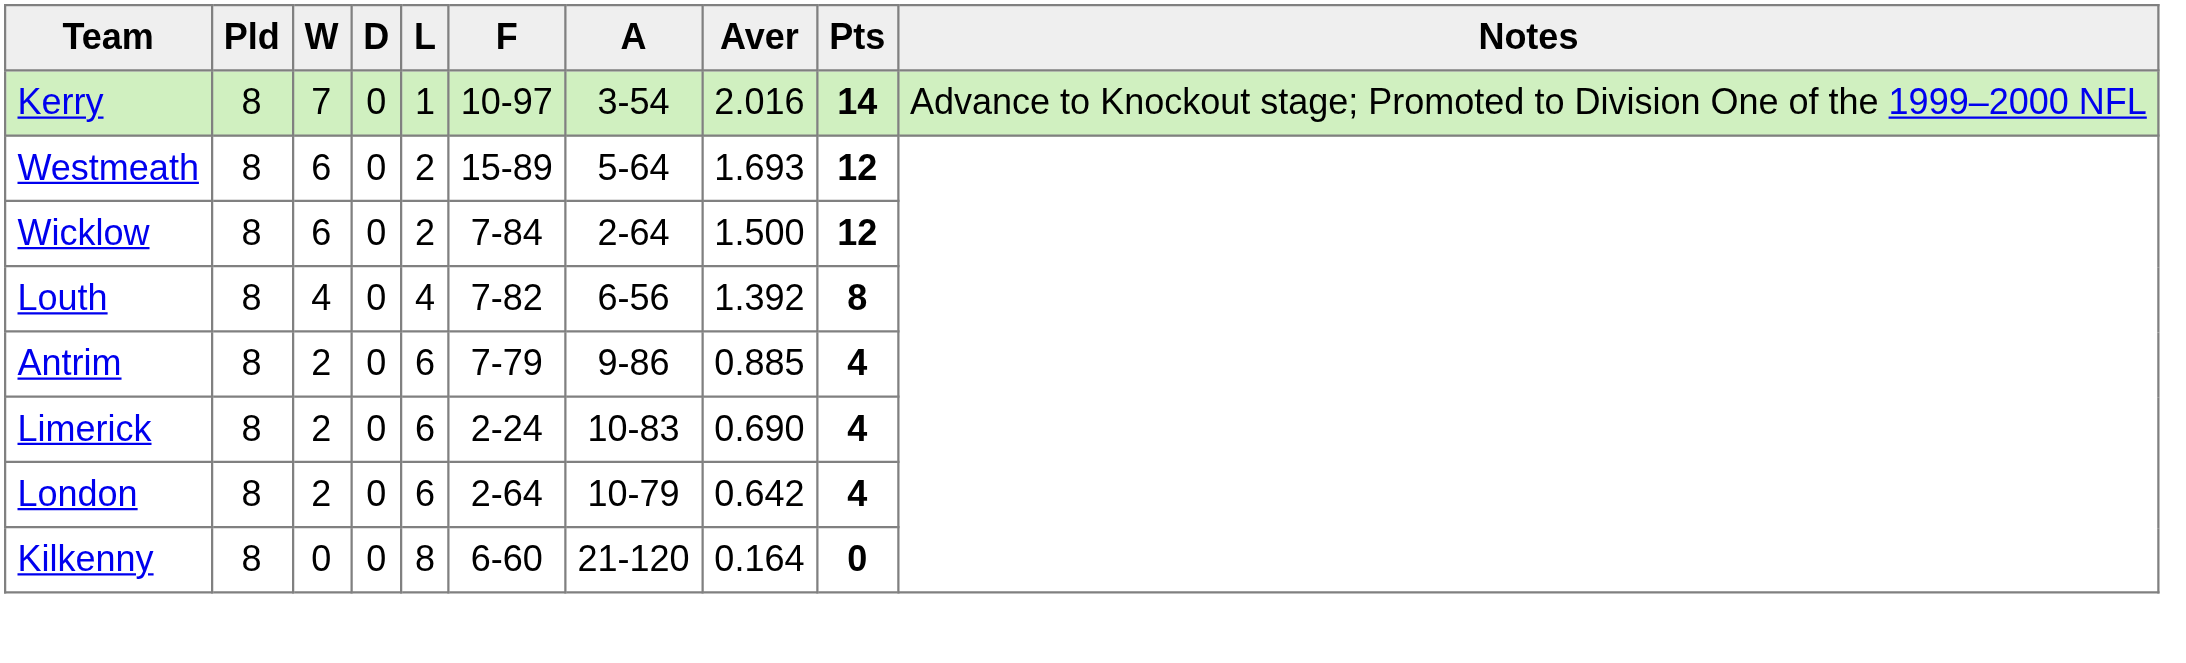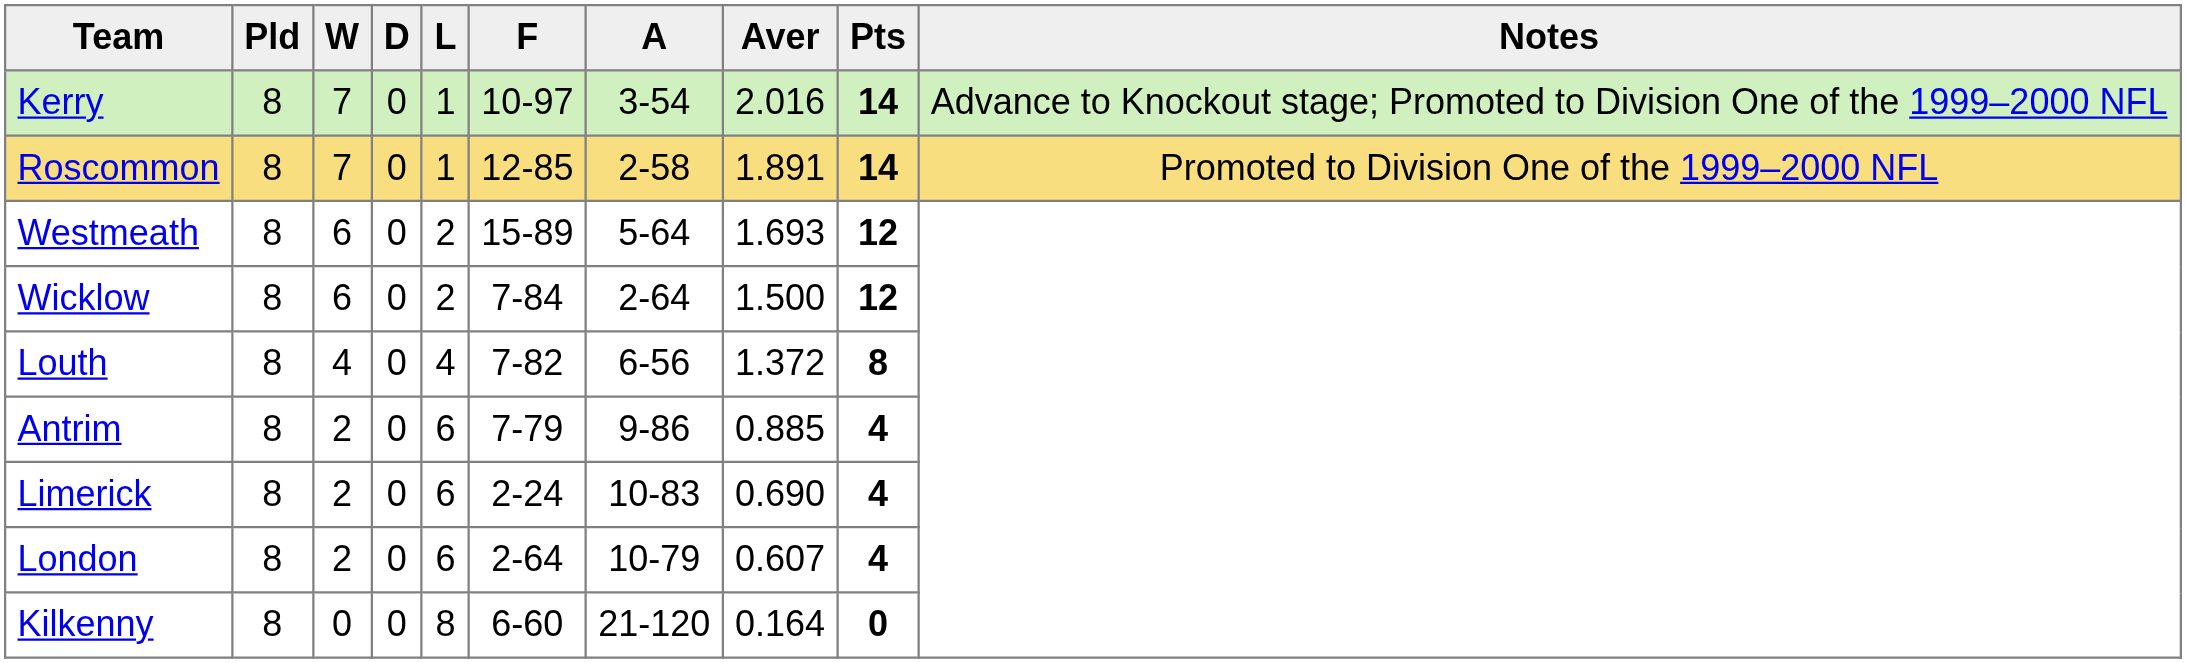+ row: (119, 167)
(759, 298) 1.392 -> (780, 363) 1.372
(759, 493) 0.642 -> (780, 559) 0.607
